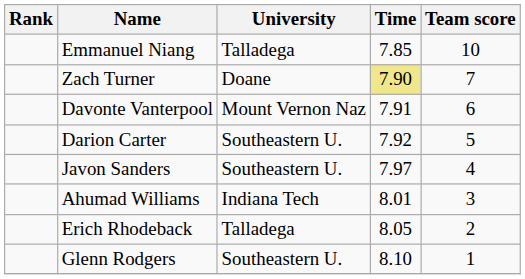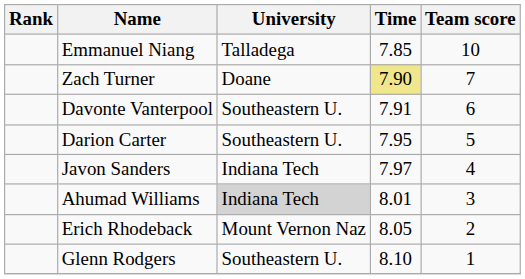(294, 109) Mount Vernon Naz -> (282, 109) Southeastern U.
(396, 139) 7.92 -> (396, 139) 7.95
(282, 169) Southeastern U. -> (270, 169) Indiana Tech
(270, 199) no background -> (270, 199) lightgrey background
(258, 229) Talladega -> (294, 229) Mount Vernon Naz
